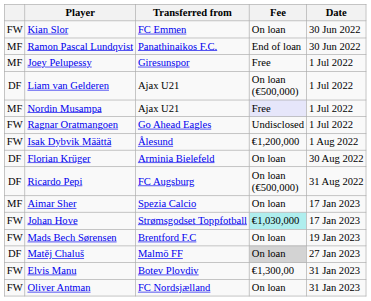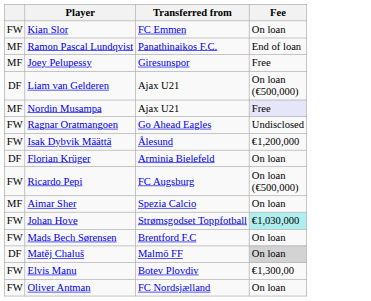- column: (336, 12)
(15, 181) DF -> (15, 181) FW
